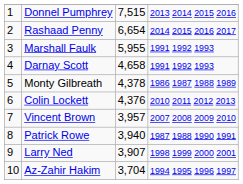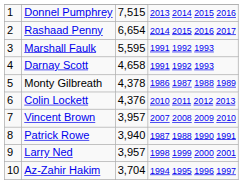(132, 48) 5,955 -> (132, 48) 5,595
(132, 153) 3,907 -> (132, 153) 3,957
